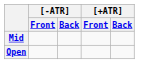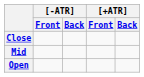+ row: (19, 38)
